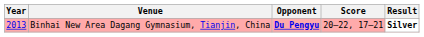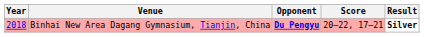(16, 25) 2013 -> (16, 25) 2018
